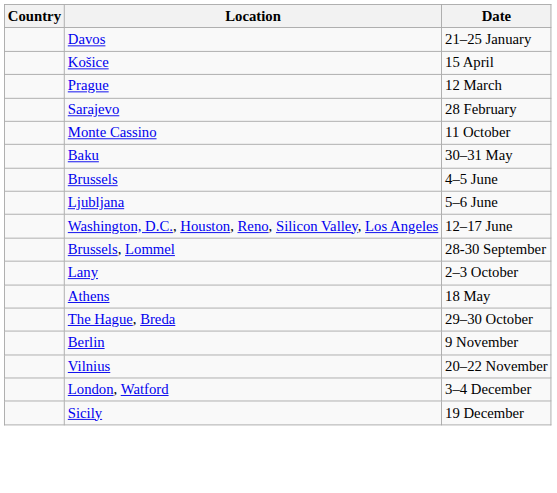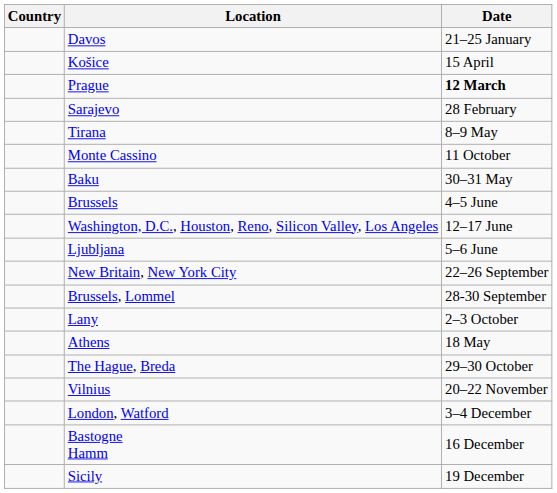(473, 86) normal -> (475, 86) bold
+ row: (87, 132)
rows swapped: (96, 202) <-> (253, 226)
+ row: (152, 272)
- row: (86, 343)
+ row: (95, 444)
